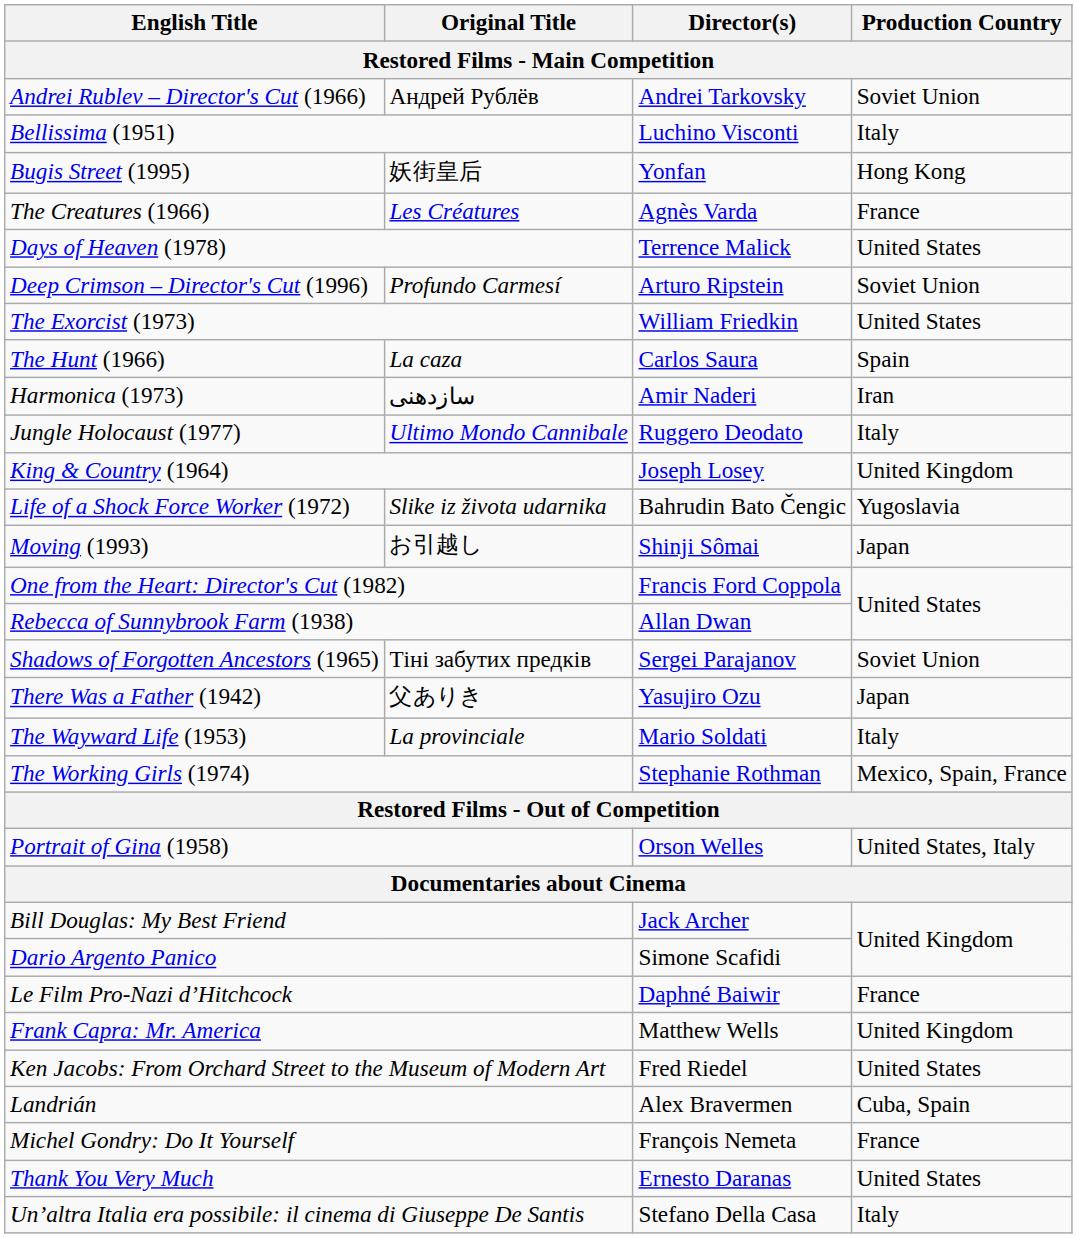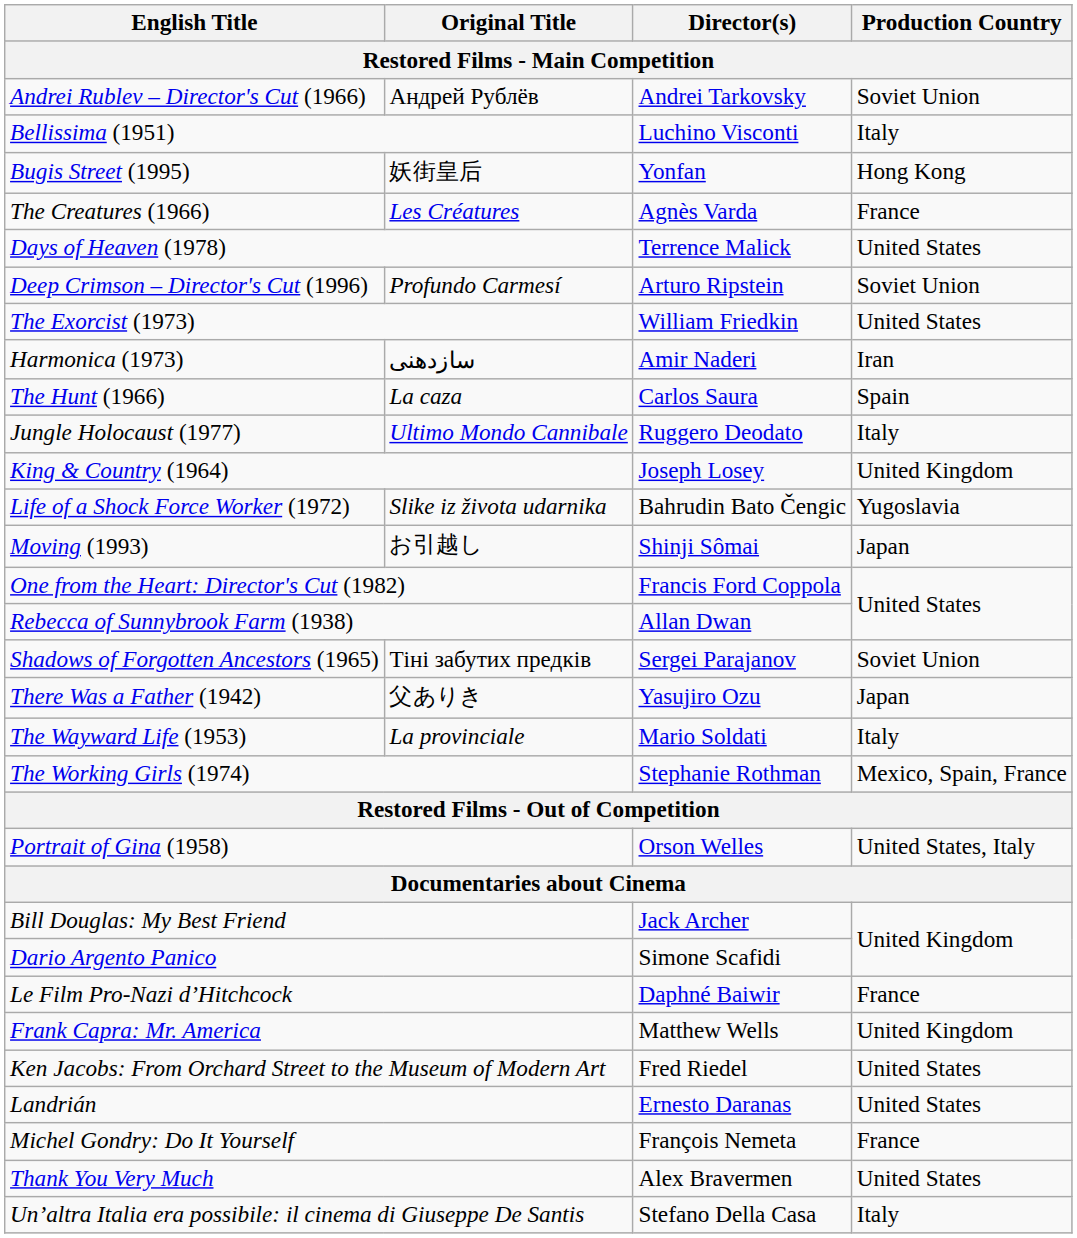rows swapped: (97, 395) <-> (87, 358)
(715, 1104) Alex Bravermen -> (715, 1104) Ernesto Daranas
(913, 1104) Cuba, Spain -> (919, 1104) United States
(715, 1178) Ernesto Daranas -> (715, 1178) Alex Bravermen
